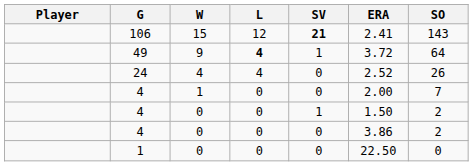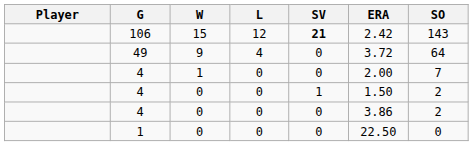(378, 34) 2.41 -> (378, 34) 2.42
(259, 53) bold -> (259, 53) normal
(319, 53) 1 -> (319, 53) 0
- row: (140, 73)
